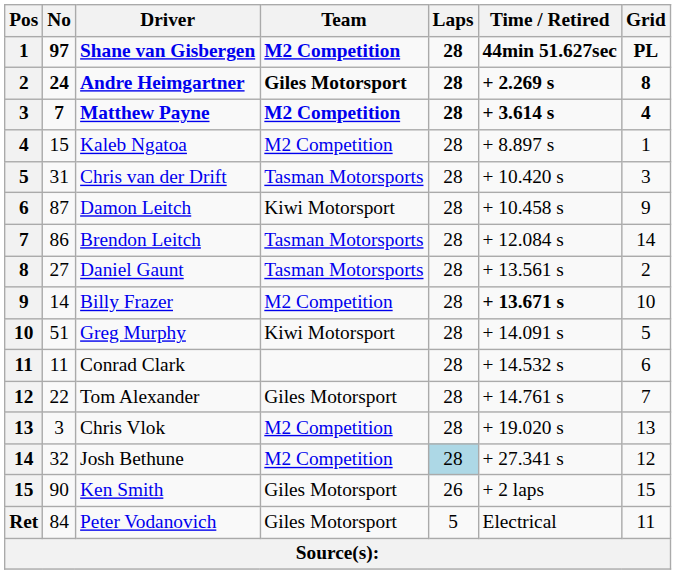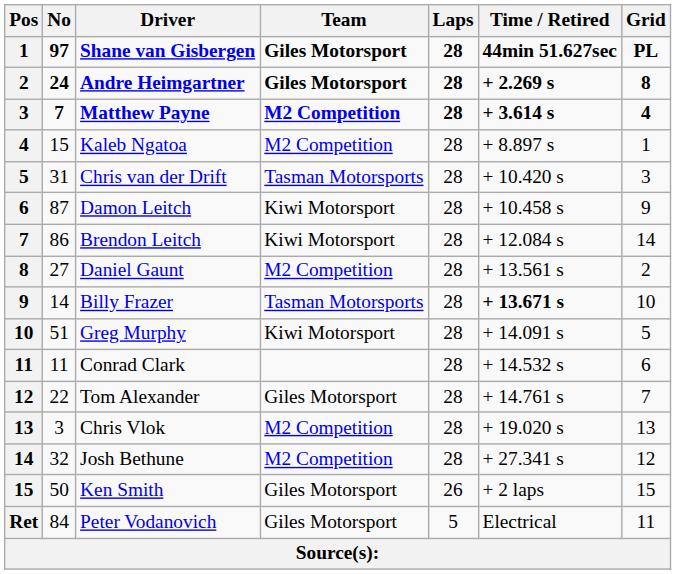(332, 51) M2 Competition -> (335, 51) Giles Motorsport
(344, 239) Tasman Motorsports -> (330, 239) Kiwi Motorsport
(344, 270) Tasman Motorsports -> (328, 270) M2 Competition
(328, 302) M2 Competition -> (344, 302) Tasman Motorsports
(453, 459) lightblue background -> (453, 459) no background
(59, 490) 90 -> (59, 490) 50
